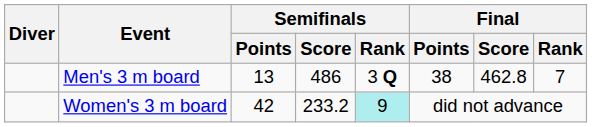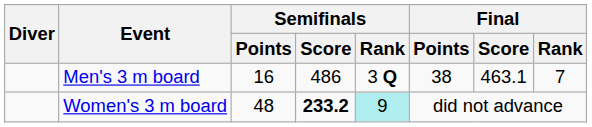(264, 77) 13 -> (264, 77) 16
(504, 77) 462.8 -> (504, 77) 463.1
(264, 106) 42 -> (264, 106) 48
(326, 106) normal -> (326, 106) bold
